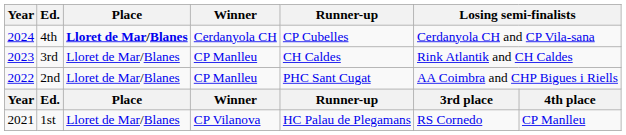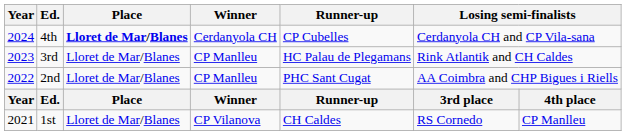(312, 57) CH Caldes -> (347, 57) HC Palau de Plegamans
(347, 120) HC Palau de Plegamans -> (312, 120) CH Caldes
